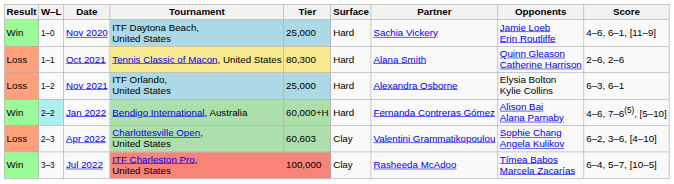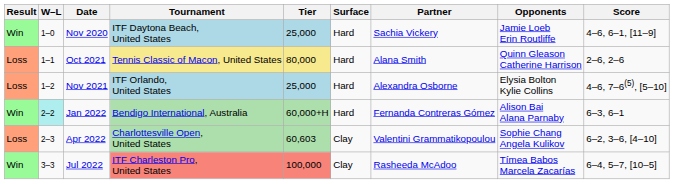(301, 59) 80,300 -> (301, 59) 80,000
(605, 86) 6–3, 6–1 -> (626, 86) 4–6, 7–6(5), [5–10]
(626, 112) 4–6, 7–6(5), [5–10] -> (605, 112) 6–3, 6–1
